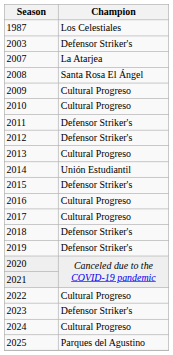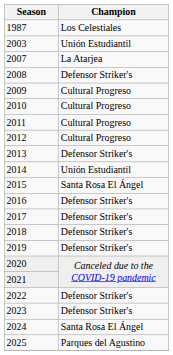(97, 43) Defensor Striker's -> (96, 43) Unión Estudiantil
(102, 75) Santa Rosa El Ángel -> (97, 75) Defensor Striker's
(97, 122) Defensor Striker's -> (96, 122) Cultural Progreso
(97, 138) Defensor Striker's -> (96, 138) Cultural Progreso
(96, 153) Cultural Progreso -> (97, 153) Defensor Striker's
(97, 185) Defensor Striker's -> (102, 185) Santa Rosa El Ángel
(96, 201) Cultural Progreso -> (97, 201) Defensor Striker's
(96, 216) Cultural Progreso -> (97, 216) Defensor Striker's
(96, 295) Cultural Progreso -> (97, 295) Defensor Striker's
(96, 327) Cultural Progreso -> (102, 327) Santa Rosa El Ángel
